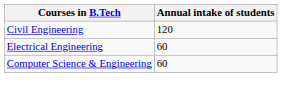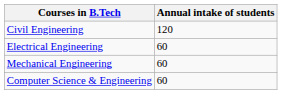+ row: (59, 64)
